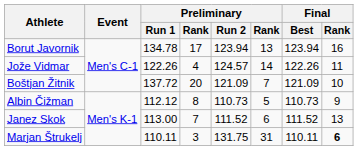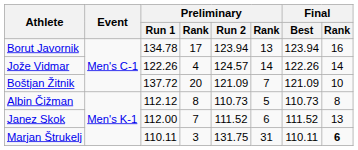(337, 66) 11 -> (337, 66) 14
(337, 101) 9 -> (337, 101) 8
(160, 119) 113.00 -> (160, 119) 112.00
